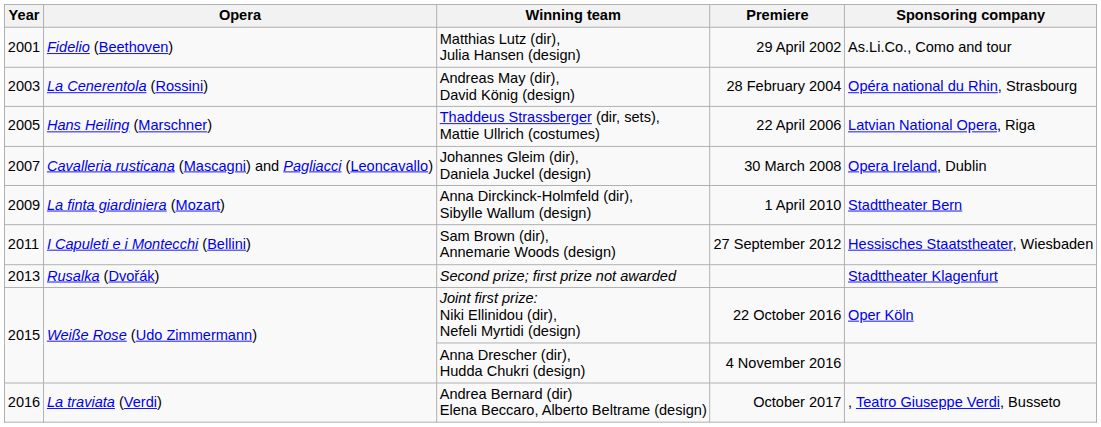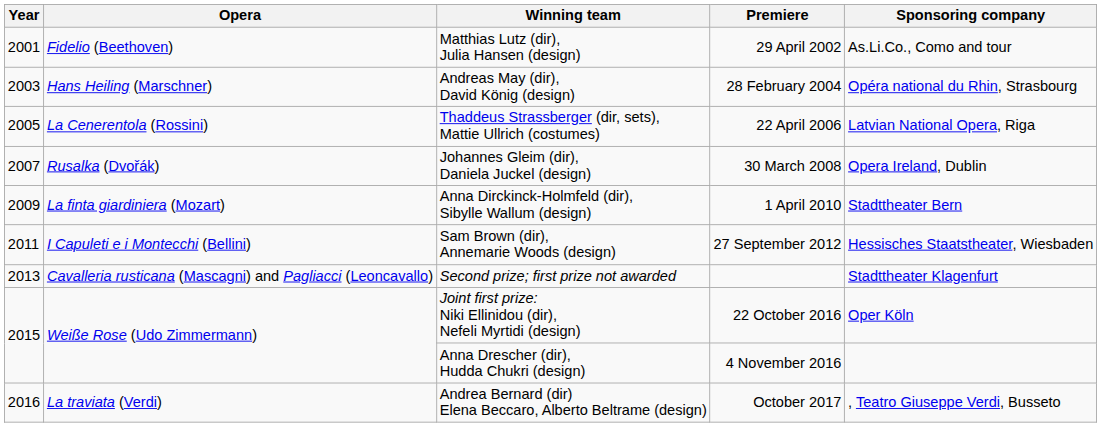(127, 86) La Cenerentola (Rossini) -> (129, 86) Hans Heiling (Marschner)
(129, 126) Hans Heiling (Marschner) -> (127, 126) La Cenerentola (Rossini)
(240, 165) Cavalleria rusticana (Mascagni) and Pagliacci (Leoncavallo) -> (103, 165) Rusalka (Dvořák)
(103, 275) Rusalka (Dvořák) -> (240, 275) Cavalleria rusticana (Mascagni) and Pagliacci (Leoncavallo)
